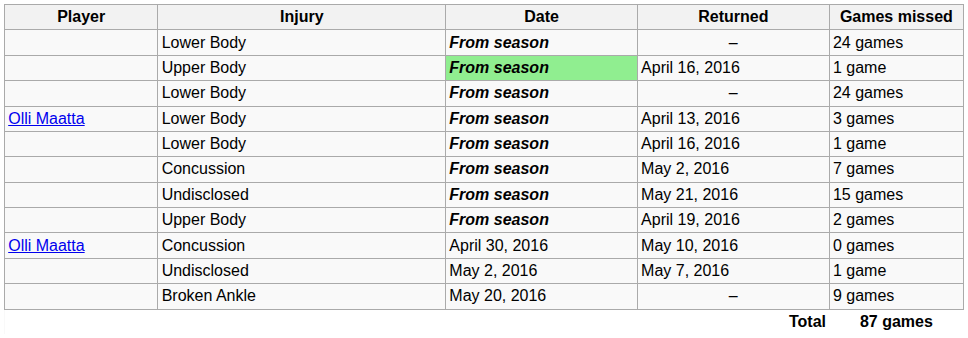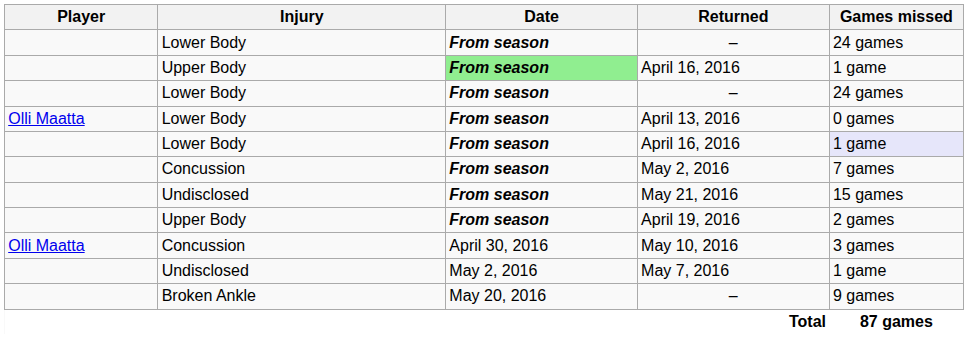(864, 118) 3 games -> (864, 118) 0 games
(860, 144) no background -> (860, 144) lavender background
(864, 245) 0 games -> (864, 245) 3 games
